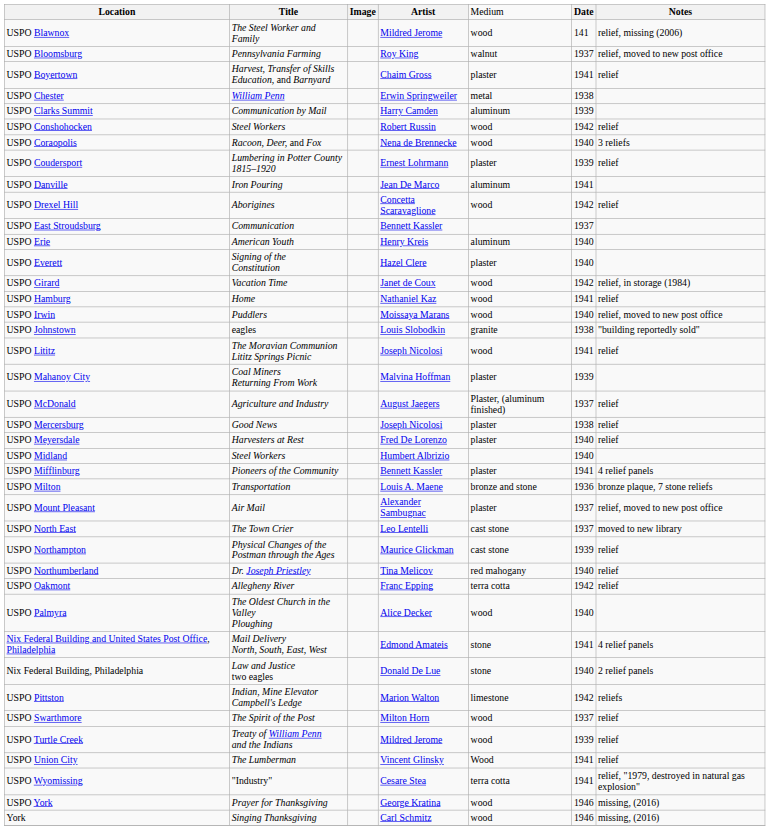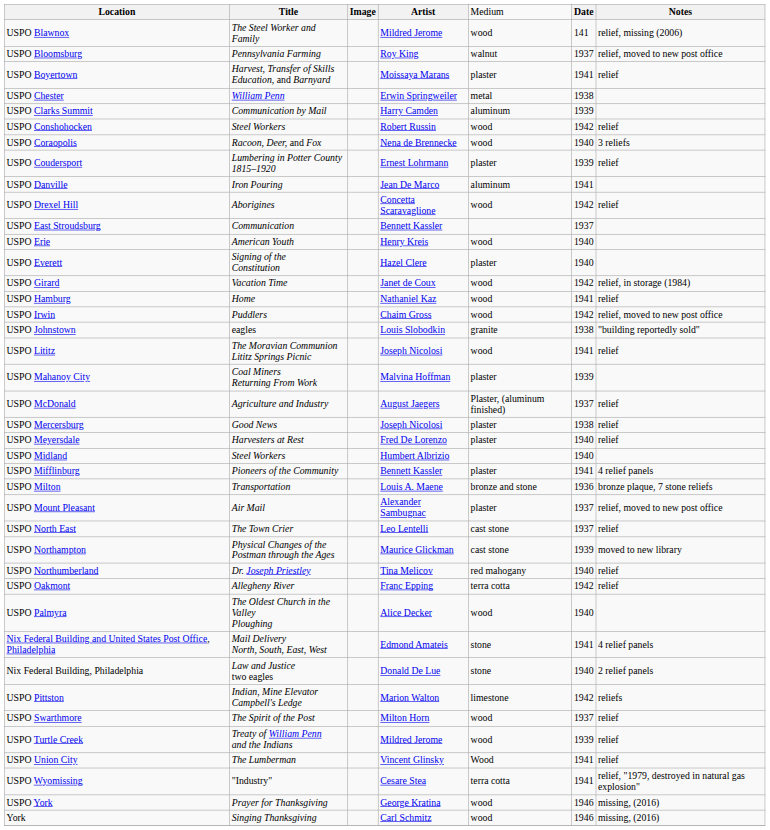(406, 75) Chaim Gross -> (415, 75) Moissaya Marans
(490, 241) aluminum -> (481, 241) wood
(415, 314) Moissaya Marans -> (406, 314) Chaim Gross
(584, 314) 1940 -> (584, 314) 1942
(640, 528) moved to new library -> (608, 528) relief
(608, 549) relief -> (640, 549) moved to new library
